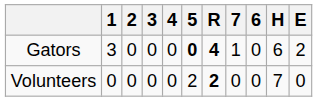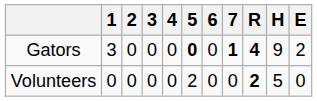columns swapped: (256, 19) <-> (214, 19)
(236, 50) normal -> (233, 50) bold
(278, 50) 6 -> (278, 50) 9
(278, 80) 7 -> (278, 80) 5
